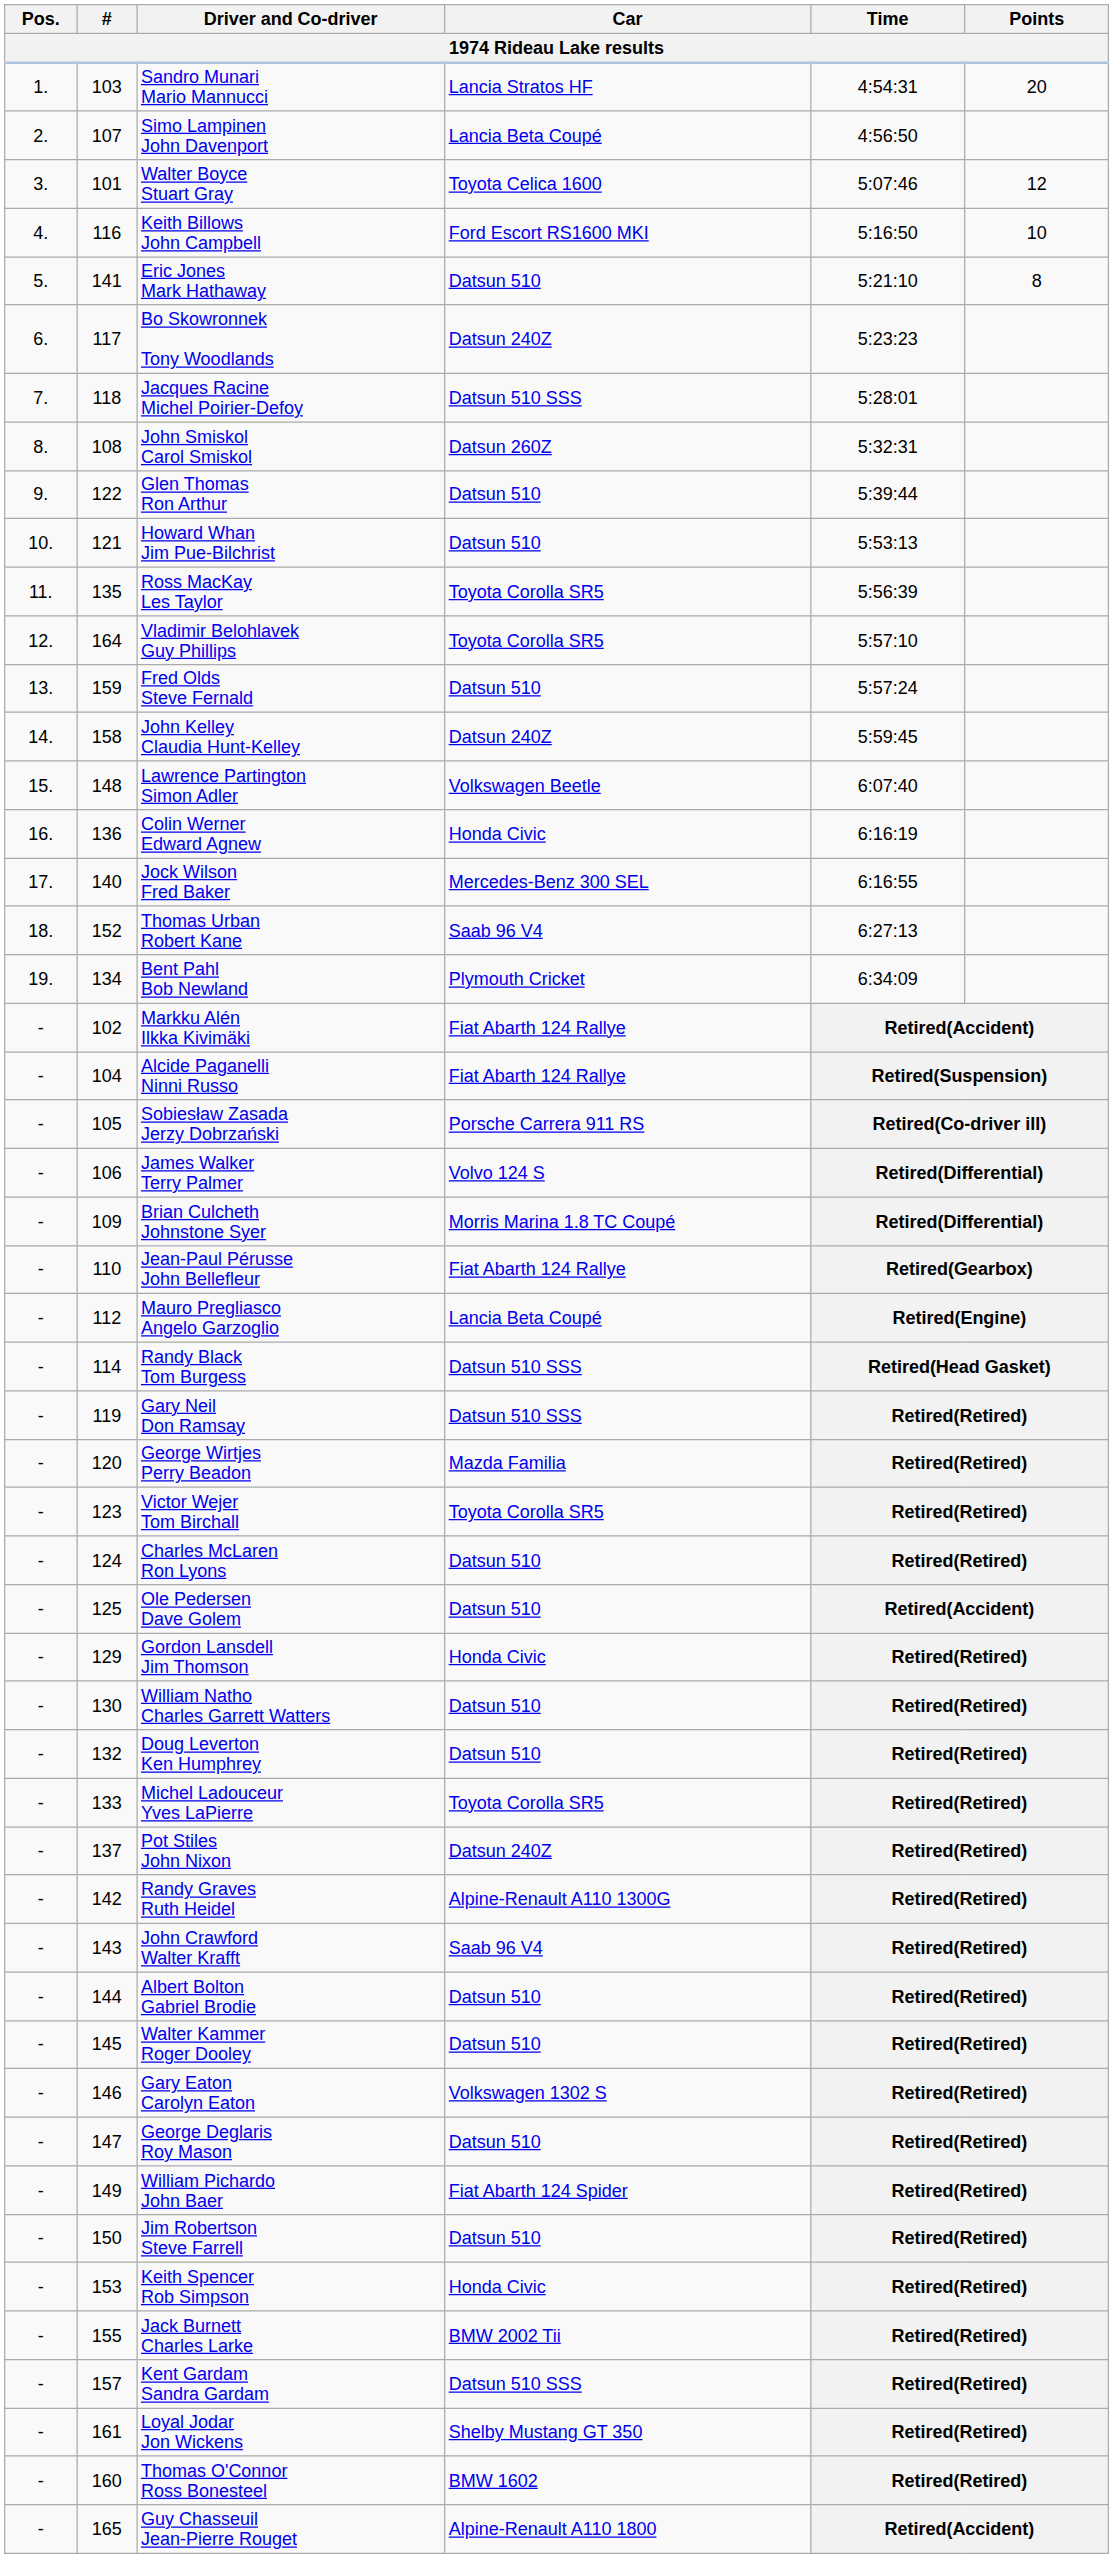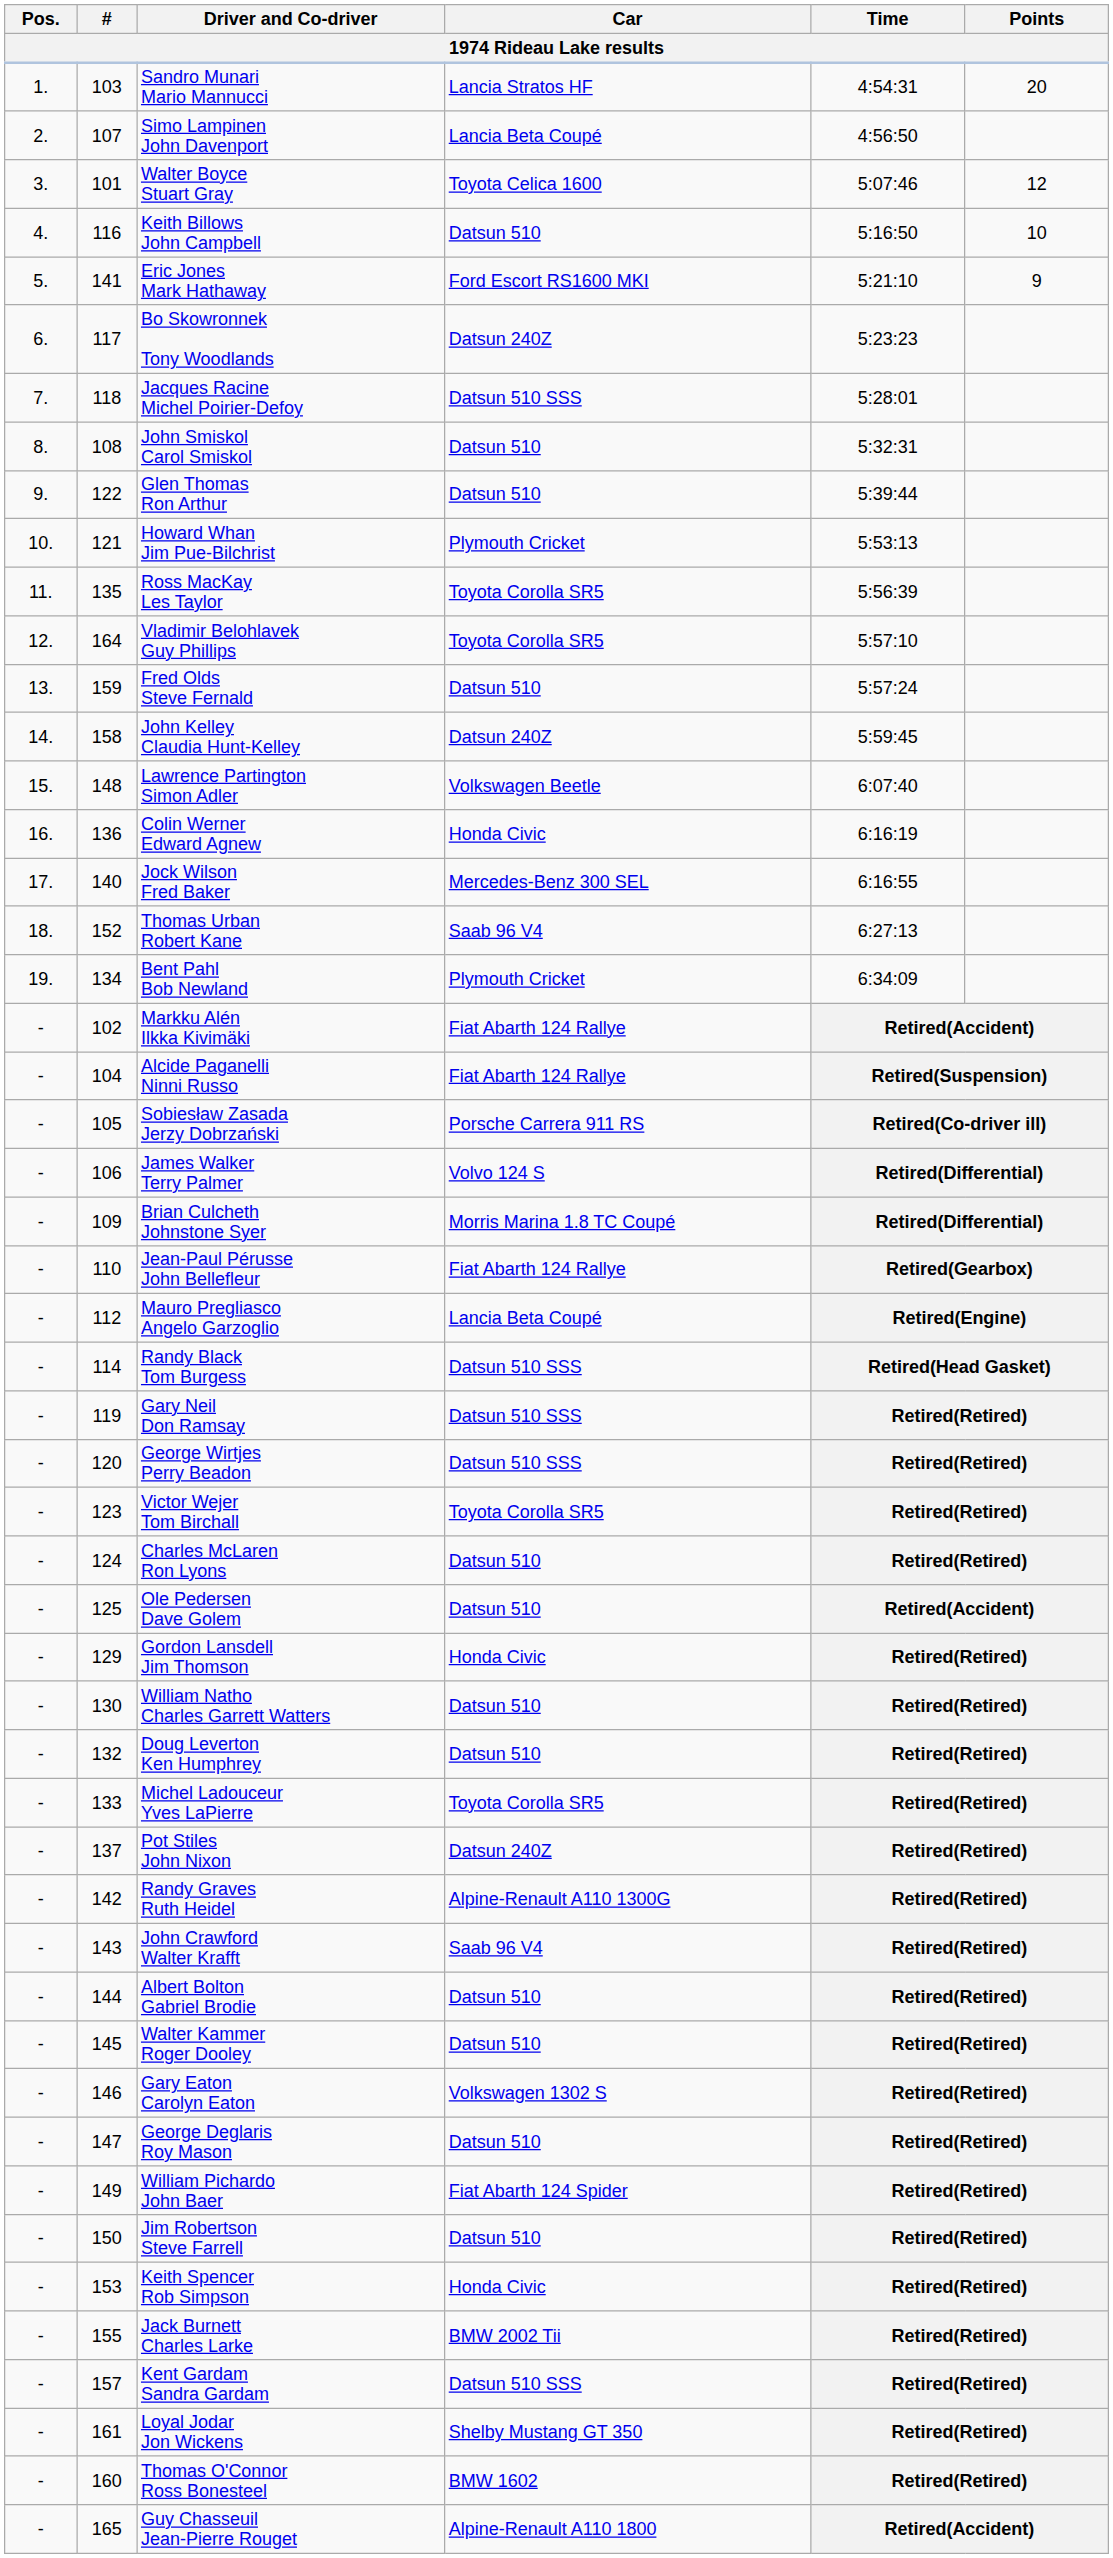(549, 233) Ford Escort RS1600 MKI -> (495, 233) Datsun 510
(495, 281) Datsun 510 -> (549, 281) Ford Escort RS1600 MKI
(1037, 281) 8 -> (1037, 281) 9
(500, 446) Datsun 260Z -> (495, 446) Datsun 510
(495, 543) Datsun 510 -> (517, 543) Plymouth Cricket
(507, 1464) Mazda Familia -> (515, 1464) Datsun 510 SSS
